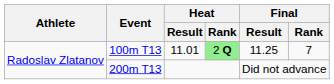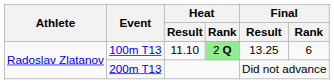(185, 50) 11.01 -> (185, 50) 11.10
(264, 50) 11.25 -> (264, 50) 13.25
(309, 50) 7 -> (309, 50) 6
